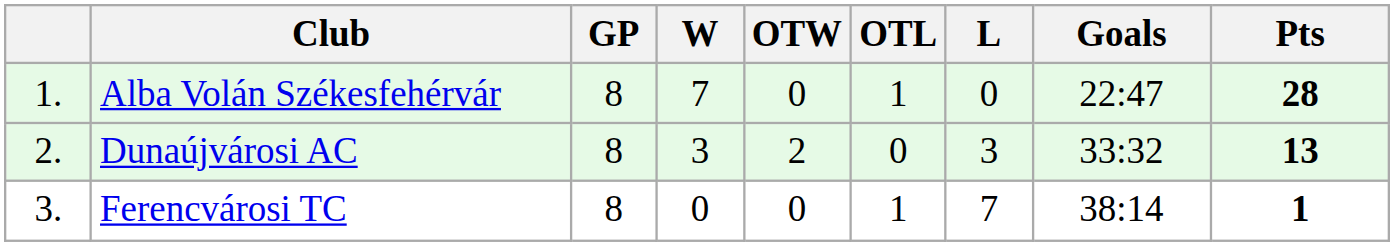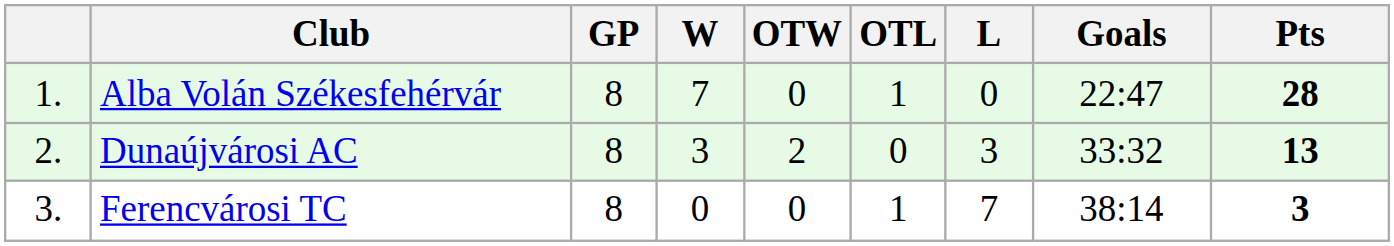(1300, 209) 1 -> (1300, 209) 3
